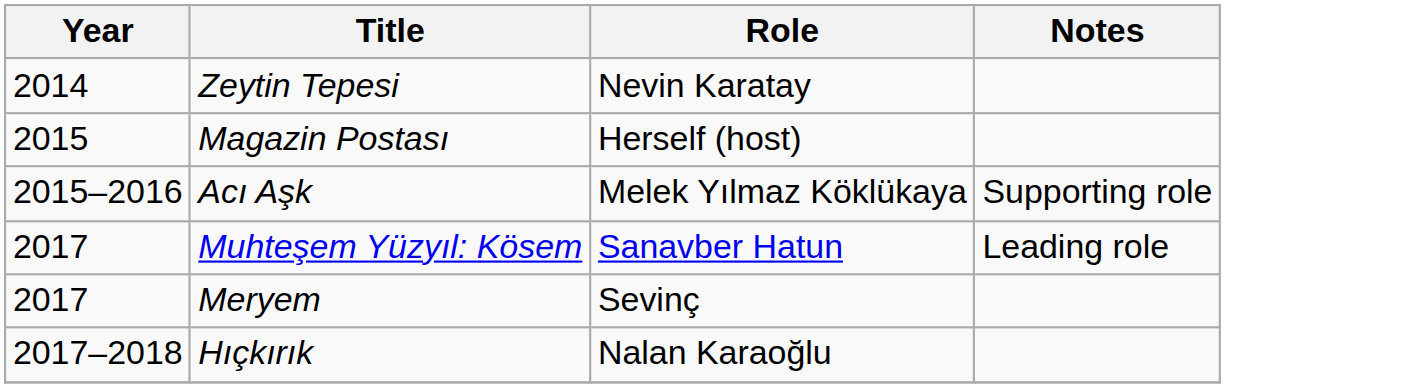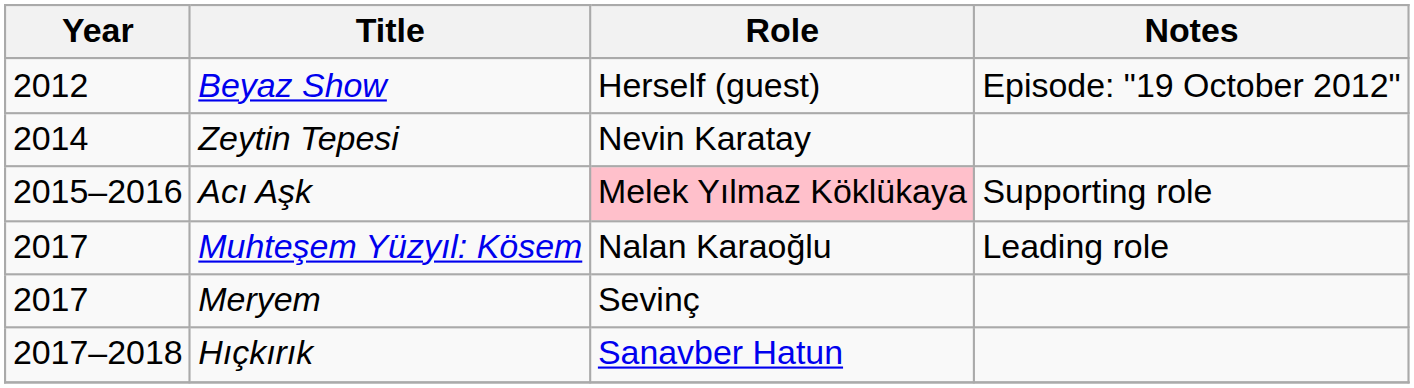+ row: (293, 85)
- row: (324, 138)
(782, 192) no background -> (782, 192) pink background
(720, 246) Sanavber Hatun -> (715, 246) Nalan Karaoğlu
(715, 354) Nalan Karaoğlu -> (720, 354) Sanavber Hatun
